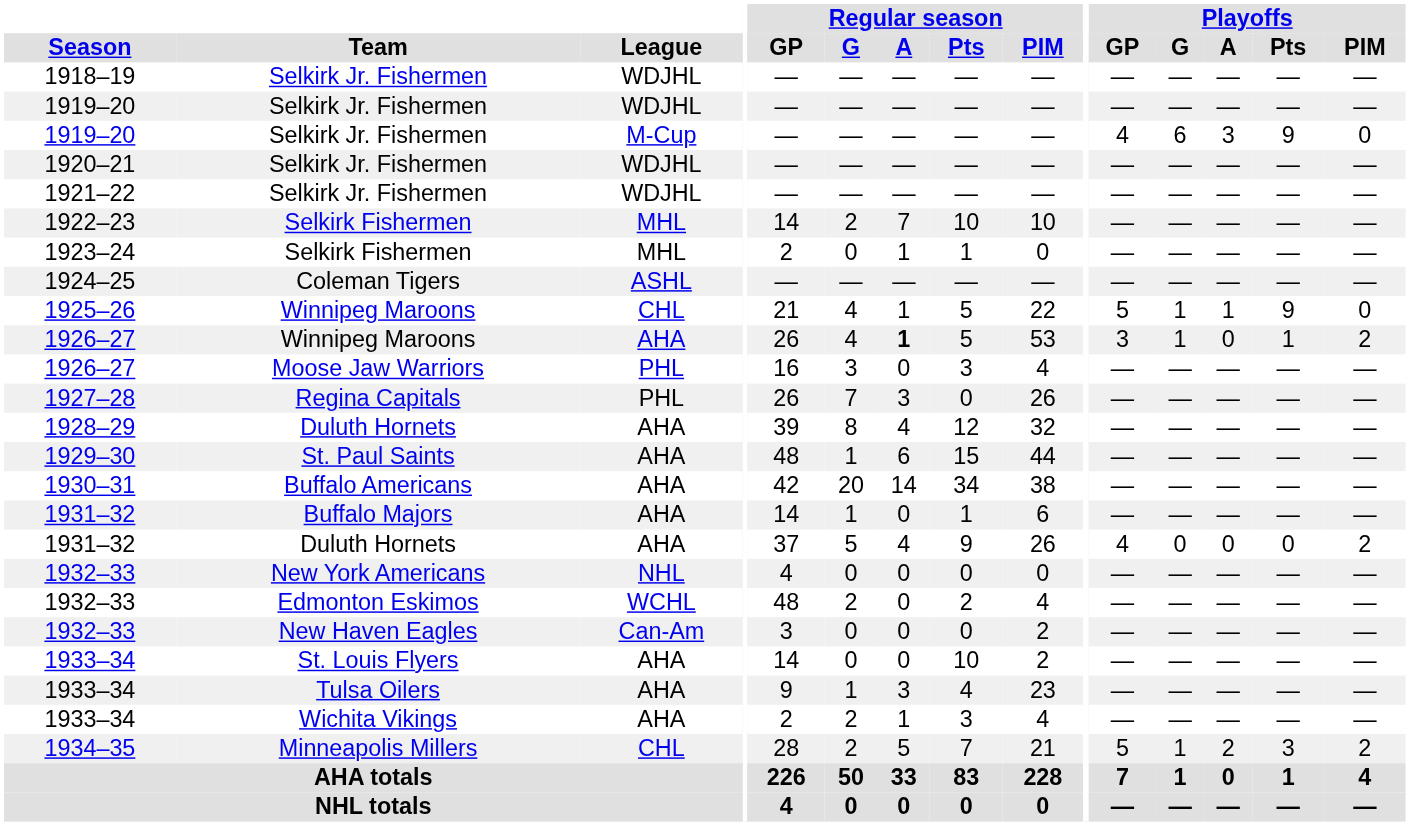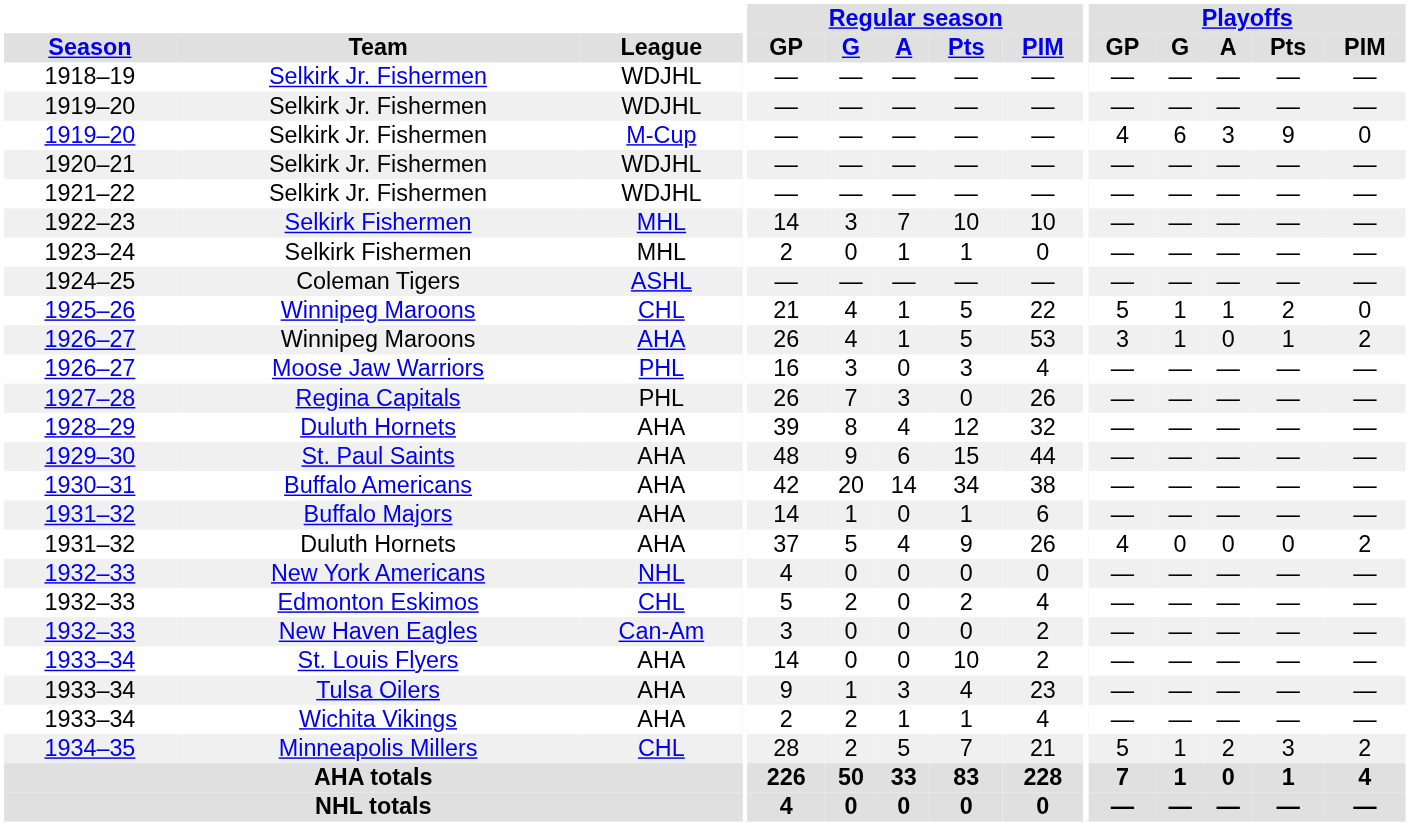(851, 222) 2 -> (851, 222) 3
(1288, 310) 9 -> (1288, 310) 2
(904, 339) bold -> (904, 339) normal
(851, 456) 1 -> (851, 456) 9
(661, 602) WCHL -> (661, 602) CHL
(786, 602) 48 -> (786, 602) 5
(966, 719) 3 -> (966, 719) 1
